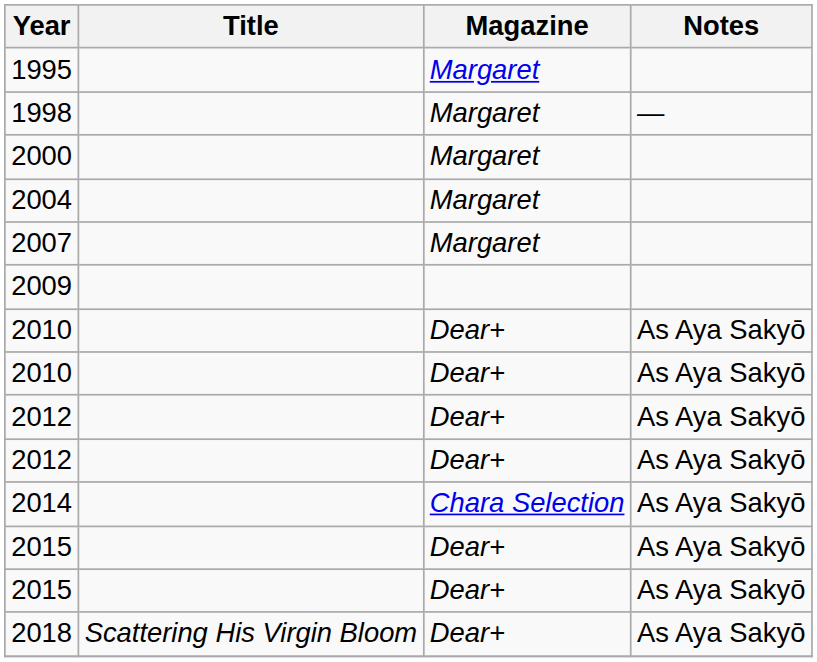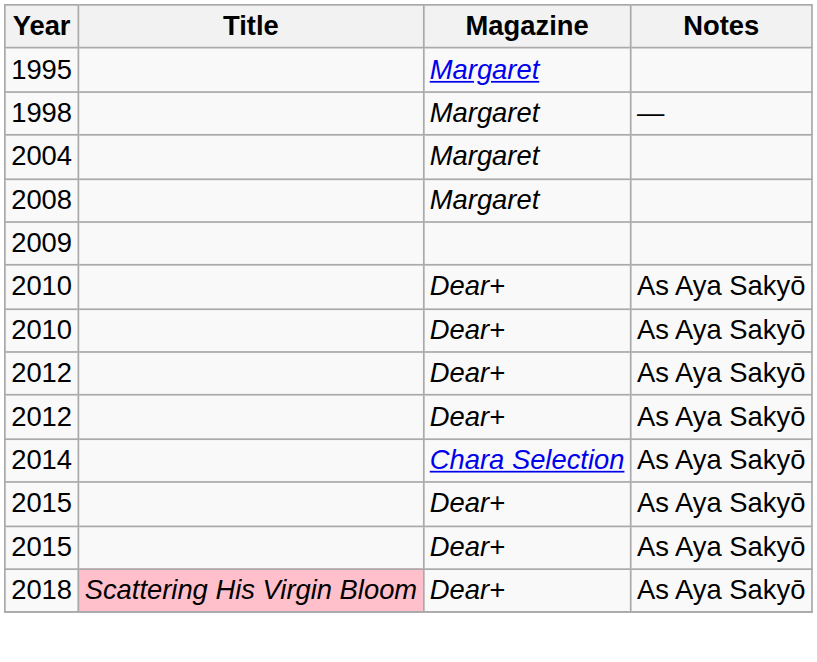- row: (42, 156)
- row: (42, 243)
+ row: (42, 199)
(251, 633) no background -> (251, 590) pink background
